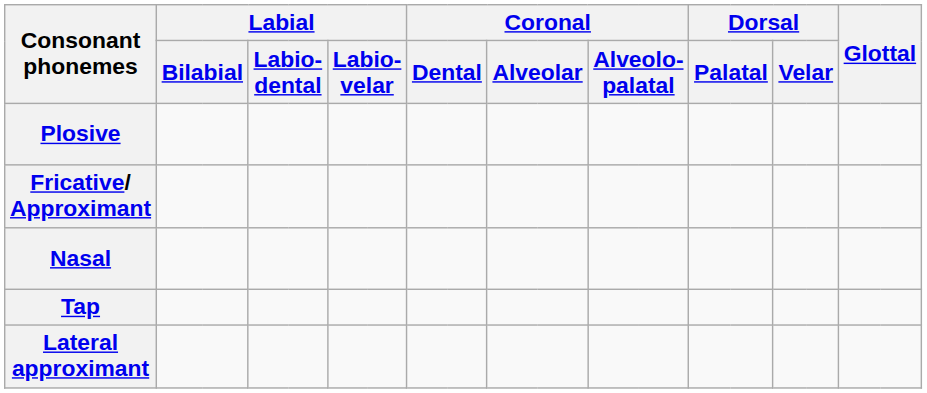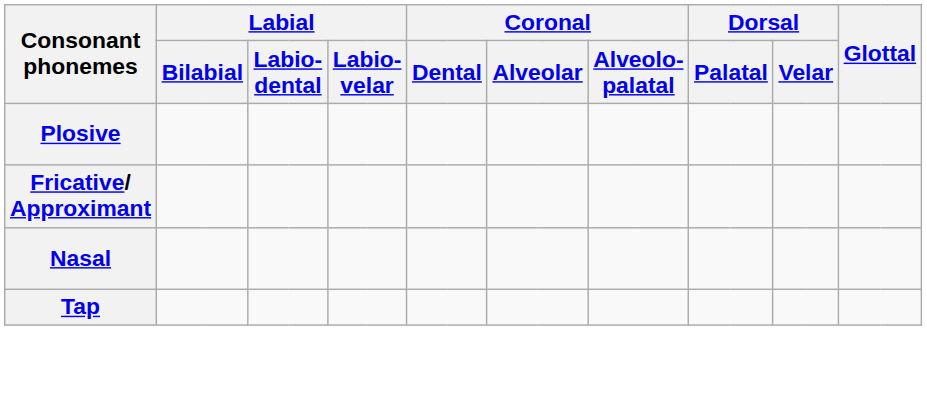- row: (81, 356)
